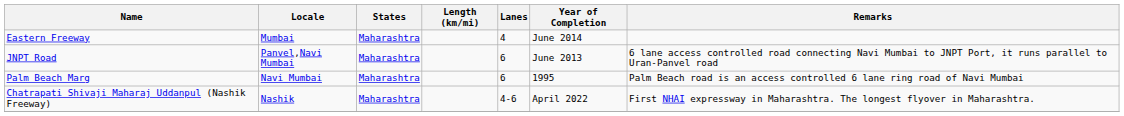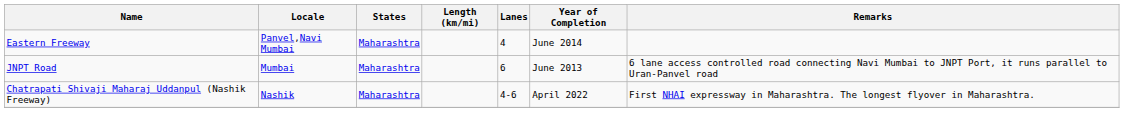(278, 38) Mumbai -> (291, 43) Panvel,Navi Mumbai
(291, 58) Panvel,Navi Mumbai -> (278, 69) Mumbai
- row: (48, 78)
